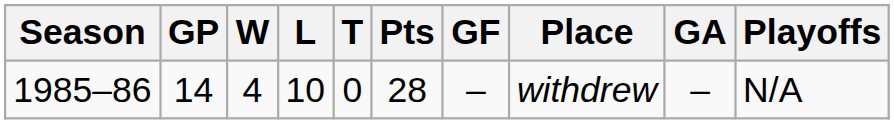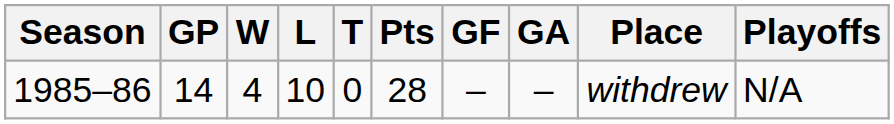columns swapped: (700, 32) <-> (587, 32)
